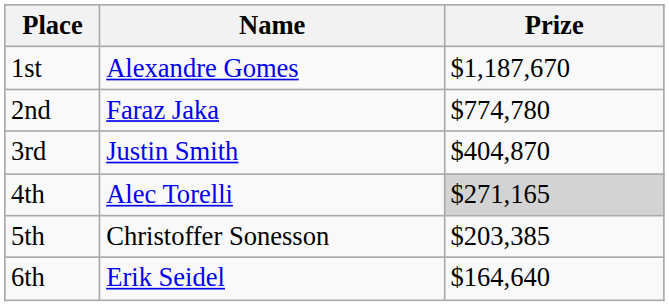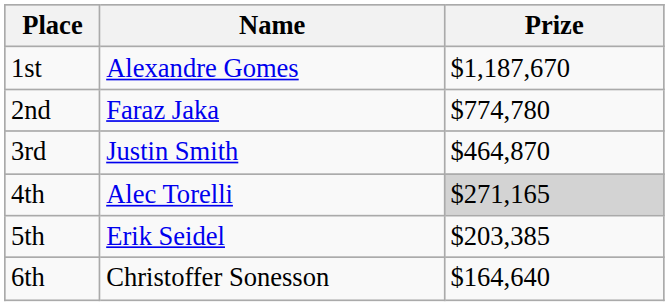(500, 151) $404,870 -> (500, 151) $464,870
(218, 236) Christoffer Sonesson -> (166, 236) Erik Seidel
(166, 278) Erik Seidel -> (218, 278) Christoffer Sonesson
